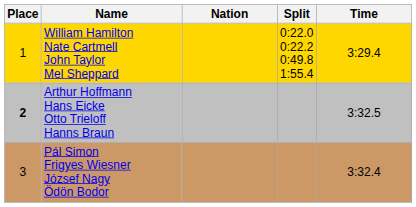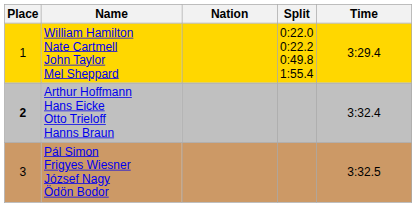(364, 112) 3:32.5 -> (364, 112) 3:32.4
(364, 172) 3:32.4 -> (364, 172) 3:32.5
